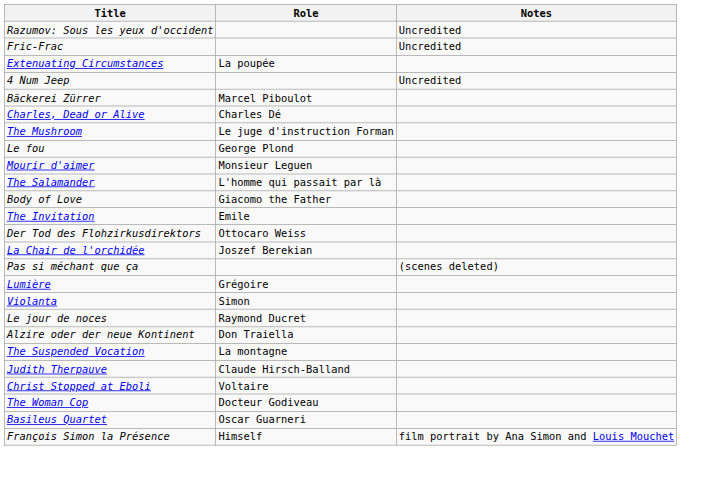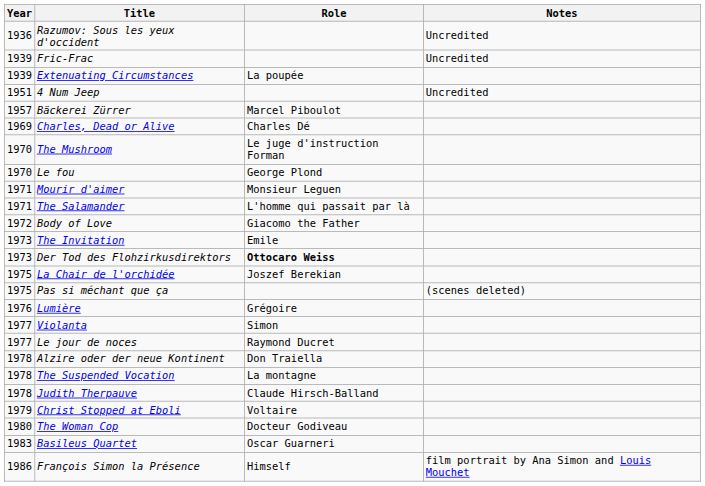+ column: (19, 13)
(262, 233) normal -> (291, 257) bold
